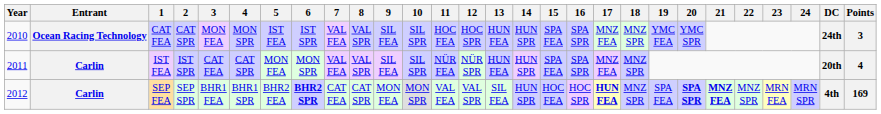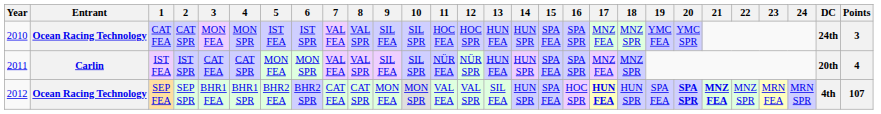(89, 94) Carlin -> (89, 94) Ocean Racing Technology
(308, 94) bold -> (307, 94) normal
(553, 94) HOC FEA -> (551, 94) SPA FEA
(635, 94) MNZ SPR -> (632, 94) HUN SPR
(860, 94) 169 -> (857, 94) 107
